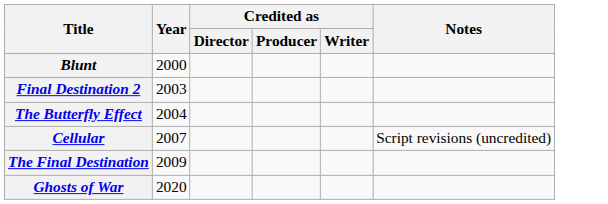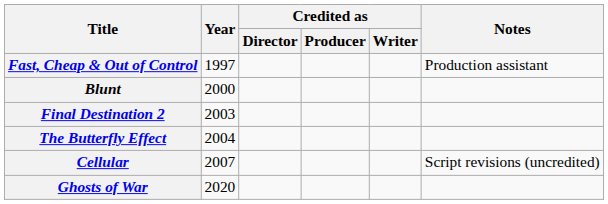+ row: (103, 65)
- row: (78, 162)
